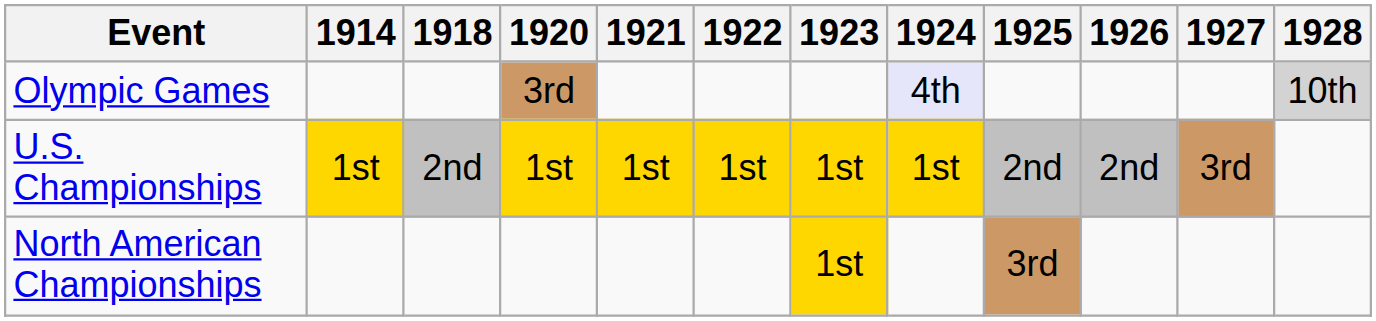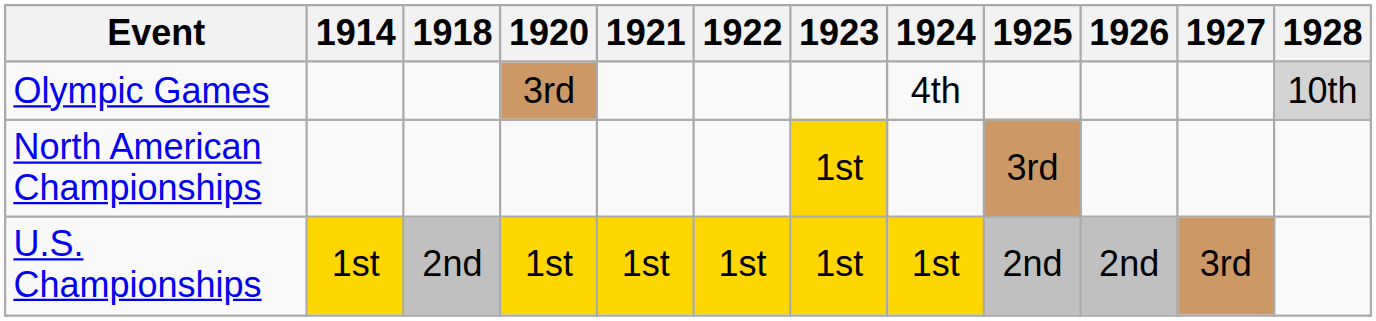(936, 90) lavender background -> (936, 90) no background
rows swapped: (137, 265) <-> (137, 167)
